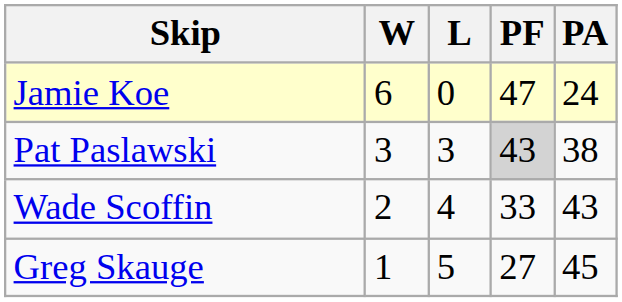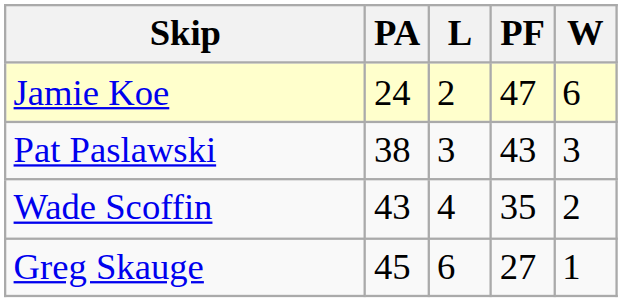columns swapped: (397, 33) <-> (585, 33)
(446, 91) 0 -> (446, 91) 2
(518, 149) lightgrey background -> (518, 149) no background
(518, 207) 33 -> (518, 207) 35
(446, 265) 5 -> (446, 265) 6
